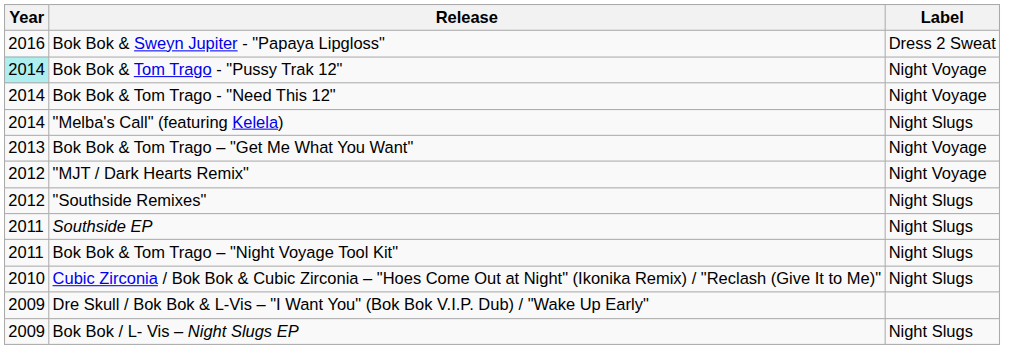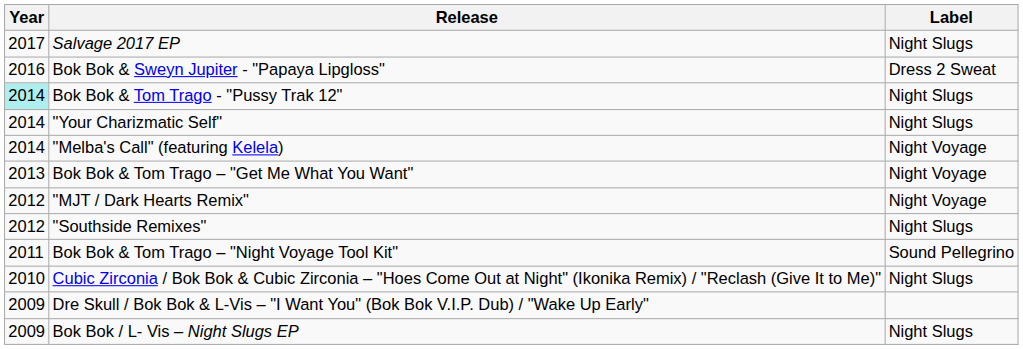+ row: (116, 43)
(938, 69) Night Voyage -> (931, 95) Night Slugs
- row: (194, 95)
+ row: (137, 122)
(931, 122) Night Slugs -> (938, 148) Night Voyage
- row: (103, 226)
(931, 252) Night Slugs -> (951, 252) Sound Pellegrino
